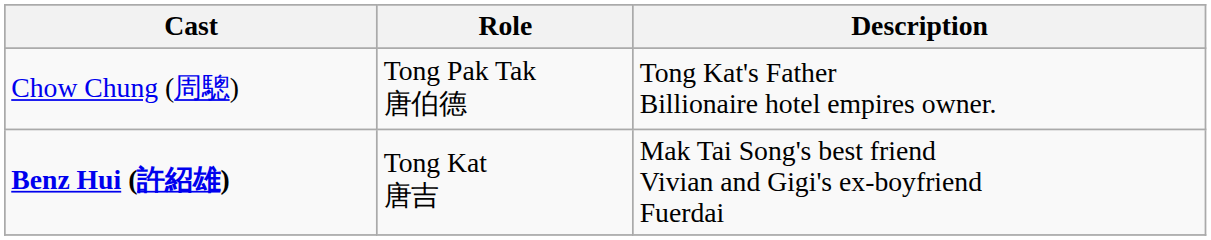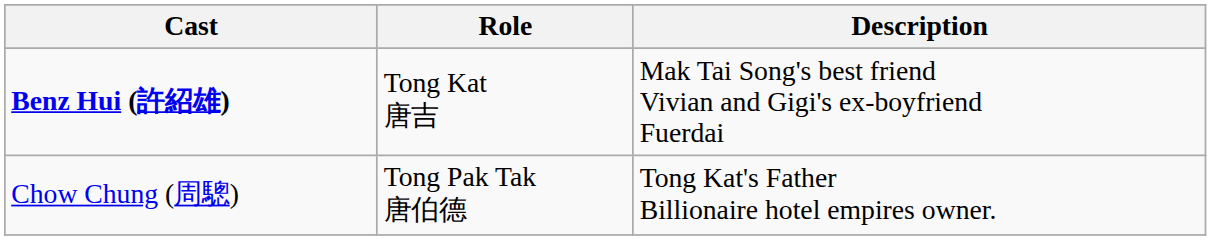rows swapped: (125, 87) <-> (120, 180)
